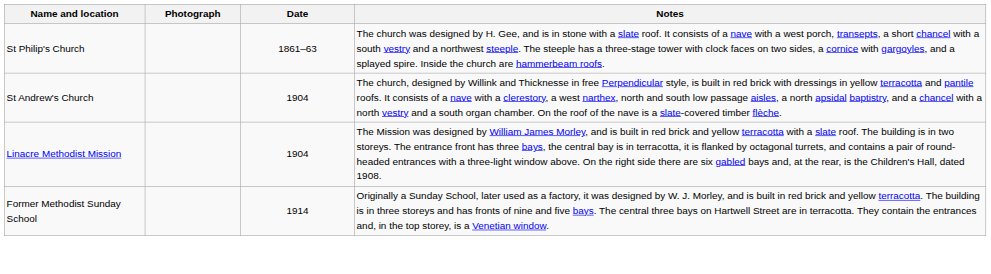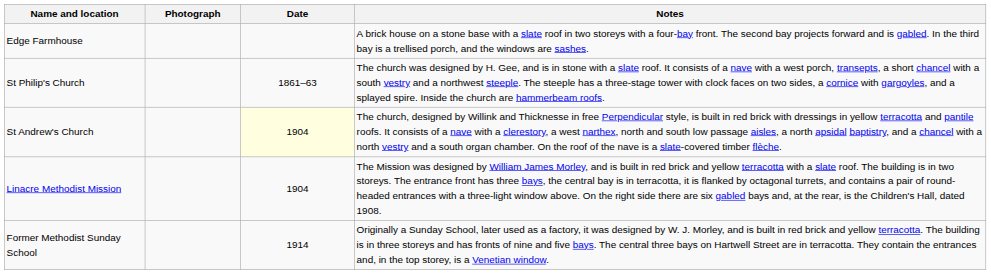+ row: (45, 41)
(297, 97) no background -> (297, 132) lightyellow background
